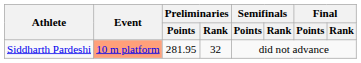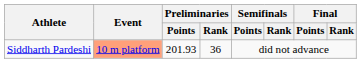(181, 49) 281.95 -> (181, 49) 201.93
(216, 49) 32 -> (216, 49) 36
